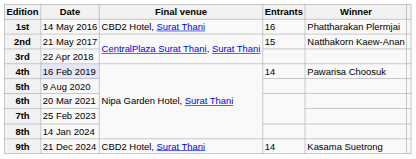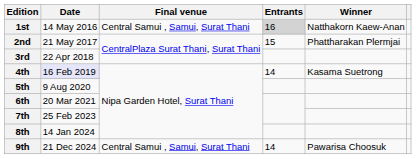(153, 27) CBD2 Hotel, Surat Thani -> (176, 27) Central Samui , Samui, Surat Thani
(270, 27) no background -> (270, 27) lightgrey background
(354, 27) Phattharakan Plermjai -> (356, 27) Natthakorn Kaew-Anan
(356, 42) Natthakorn Kaew-Anan -> (354, 42) Phattharakan Plermjai
(347, 72) Pawarisa Choosuk -> (345, 72) Kasama Suetrong
(153, 146) CBD2 Hotel, Surat Thani -> (176, 146) Central Samui , Samui, Surat Thani
(345, 146) Kasama Suetrong -> (347, 146) Pawarisa Choosuk
